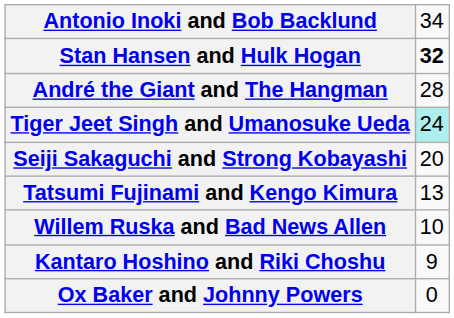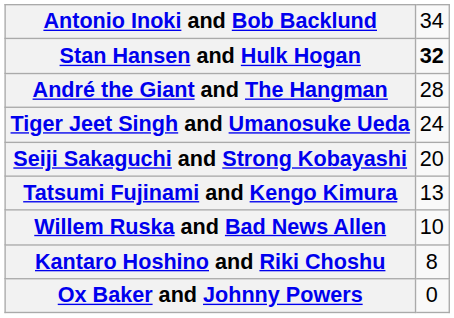(432, 124) paleturquoise background -> (432, 124) no background
(432, 261) 9 -> (432, 261) 8
